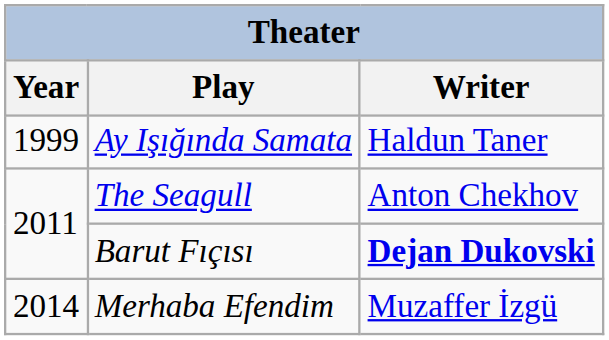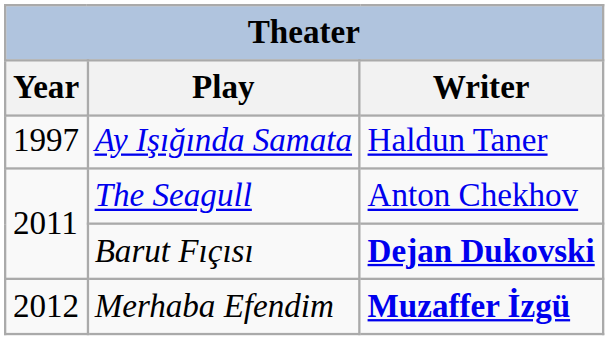(46, 141) 1999 -> (46, 141) 1997
(46, 305) 2014 -> (46, 305) 2012
(462, 305) normal -> (469, 305) bold
